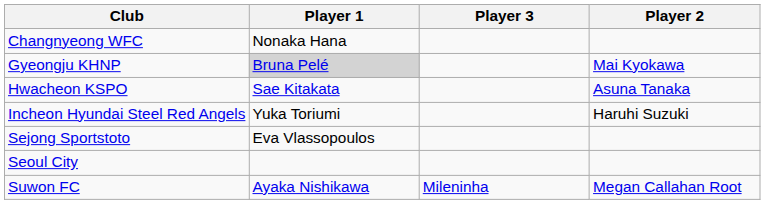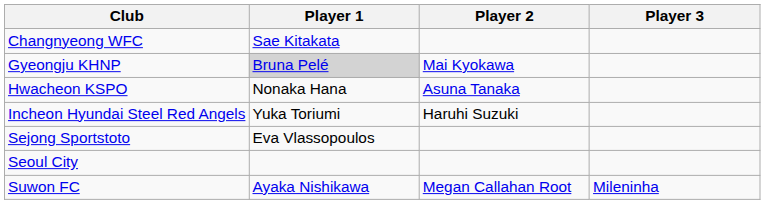columns swapped: (675, 16) <-> (504, 16)
(299, 41) Nonaka Hana -> (296, 41) Sae Kitakata
(296, 89) Sae Kitakata -> (299, 89) Nonaka Hana
